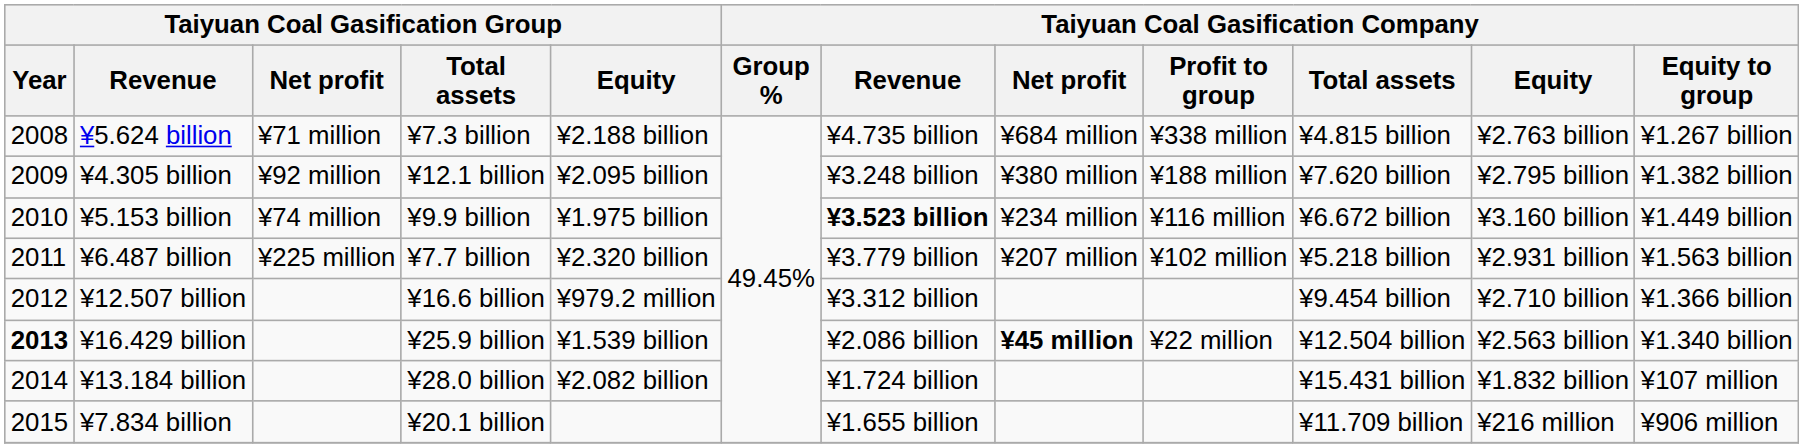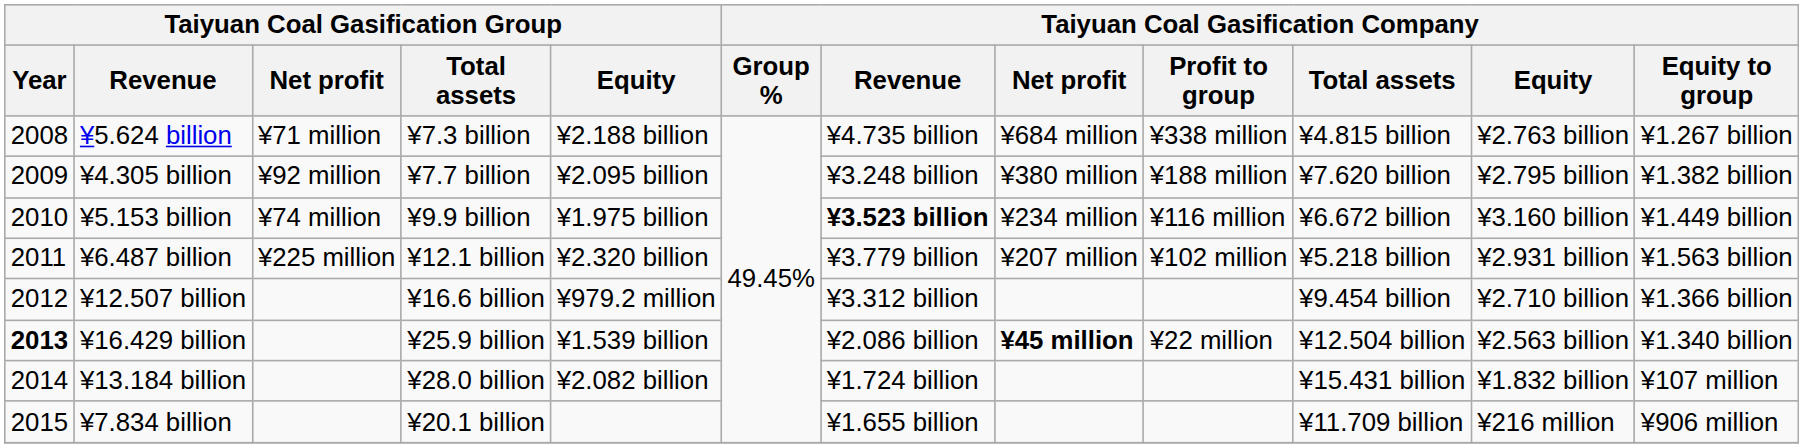(476, 176) ¥12.1 billion -> (469, 176) ¥7.7 billion
(469, 258) ¥7.7 billion -> (476, 258) ¥12.1 billion
